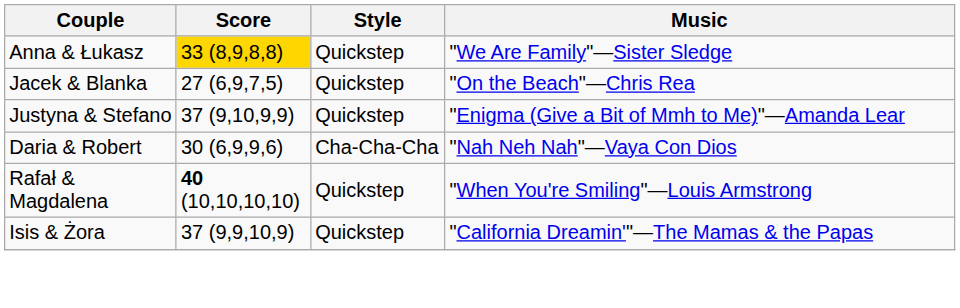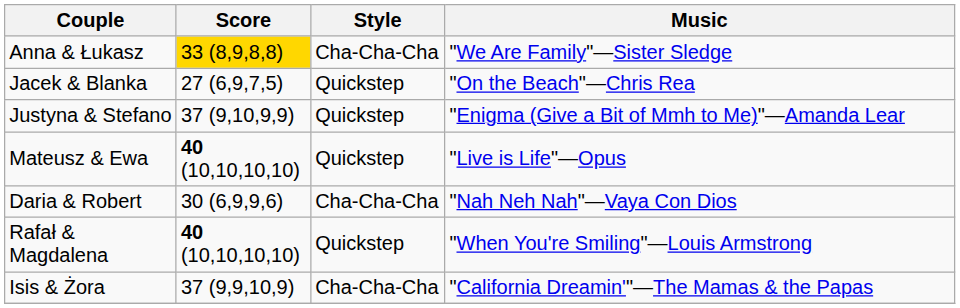(360, 52) Quickstep -> (377, 52) Cha-Cha-Cha
+ row: (79, 158)
(360, 233) Quickstep -> (377, 287) Cha-Cha-Cha
